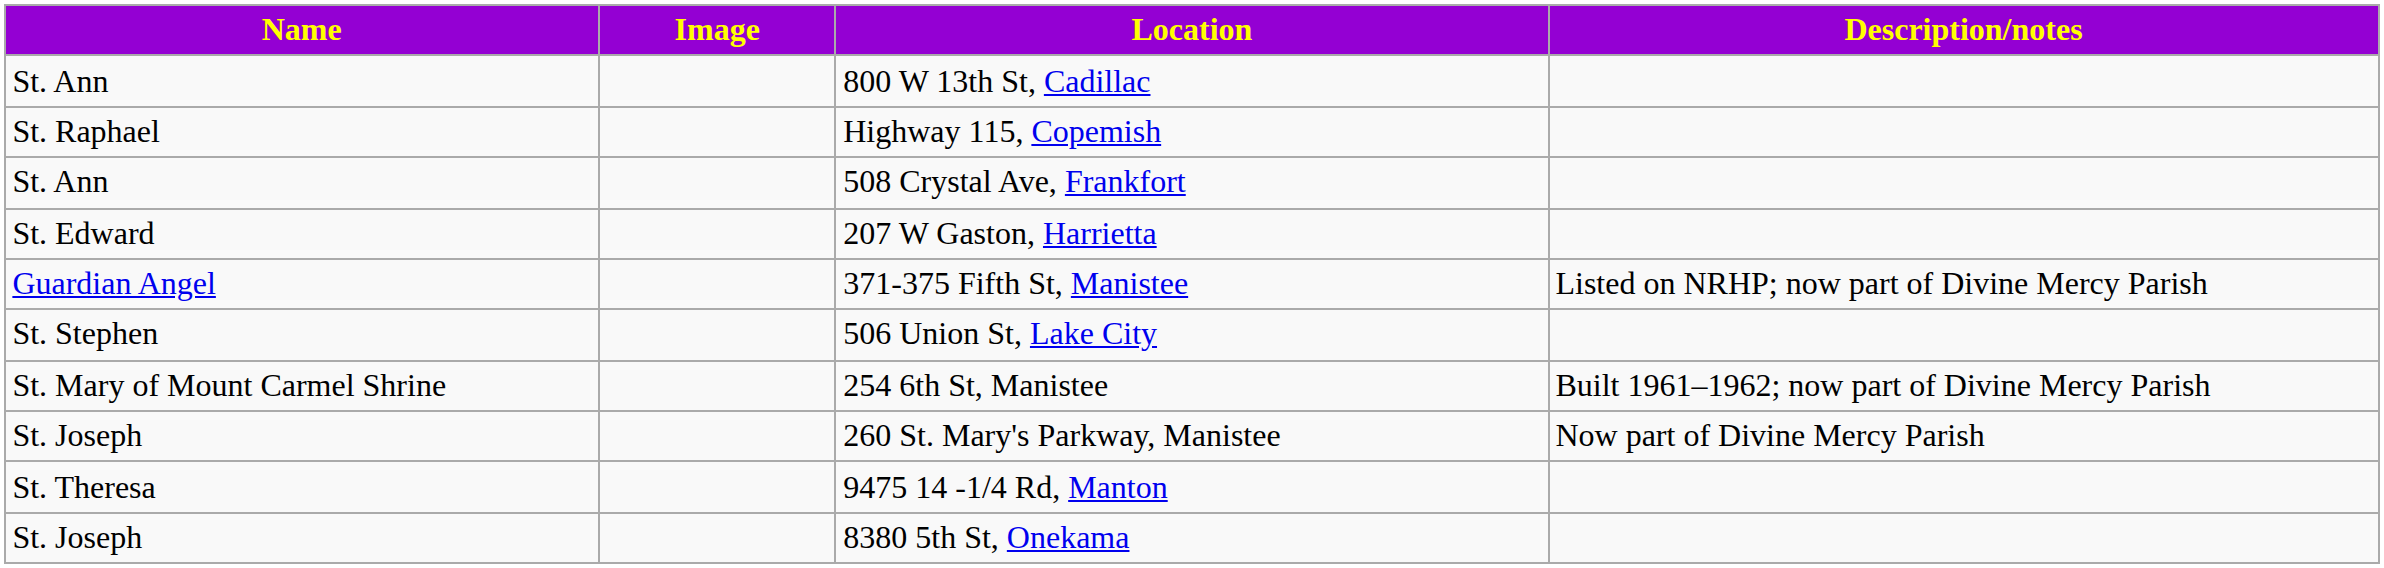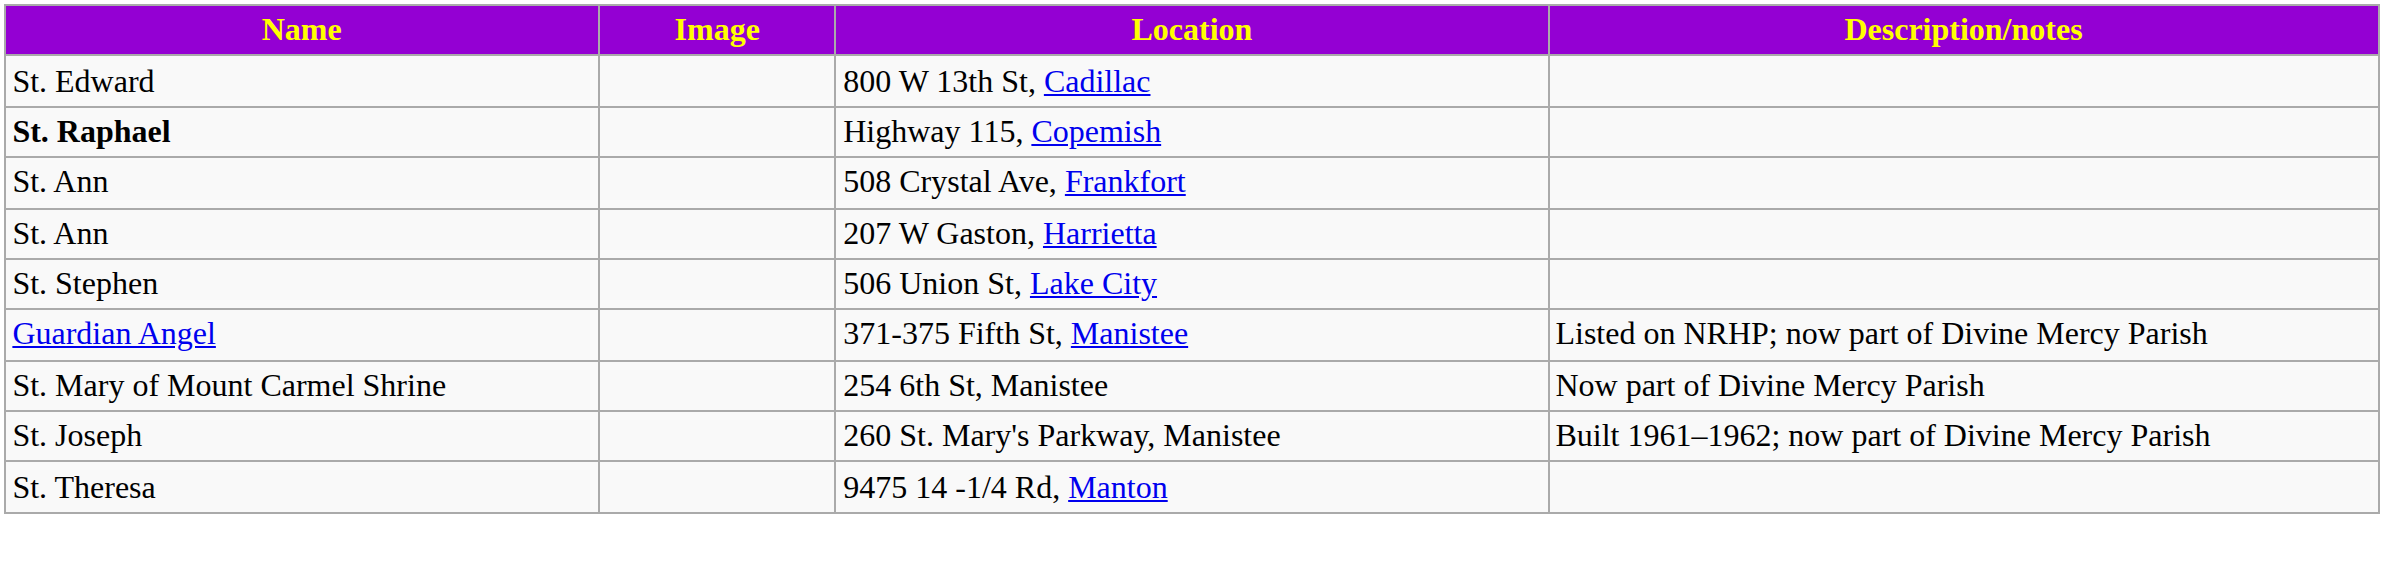(60, 80) St. Ann -> (83, 80) St. Edward
(86, 131) normal -> (92, 131) bold
(83, 232) St. Edward -> (60, 232) St. Ann
rows swapped: (1000, 334) <-> (1016, 283)
(1883, 385) Built 1961–1962; now part of Divine Mercy Parish -> (1770, 385) Now part of Divine Mercy Parish
(1770, 435) Now part of Divine Mercy Parish -> (1883, 435) Built 1961–1962; now part of Divine Mercy Parish
- row: (986, 537)
